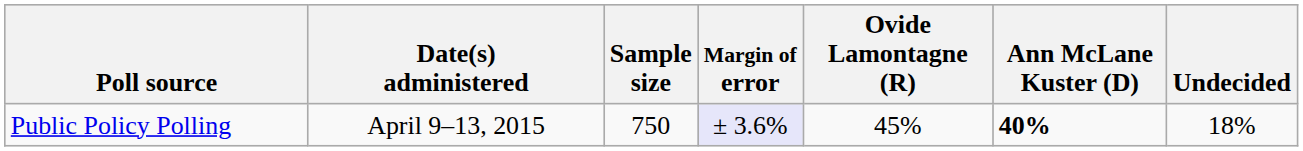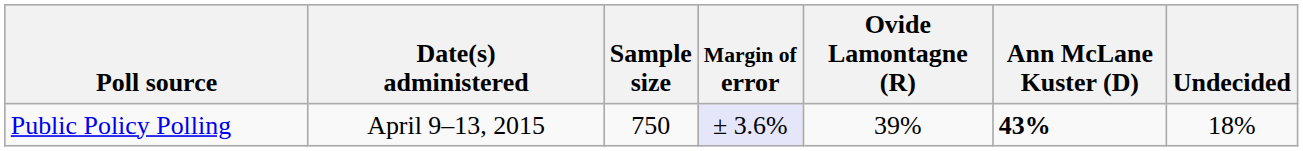(898, 124) 45% -> (898, 124) 39%
(1025, 124) 40% -> (1025, 124) 43%
